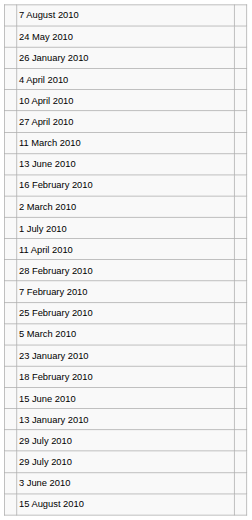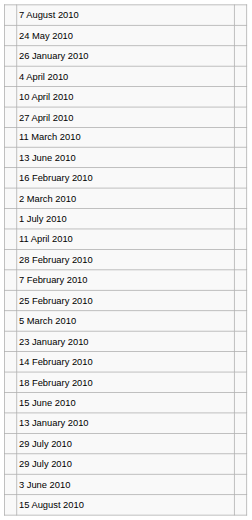+ row: (11, 362)
